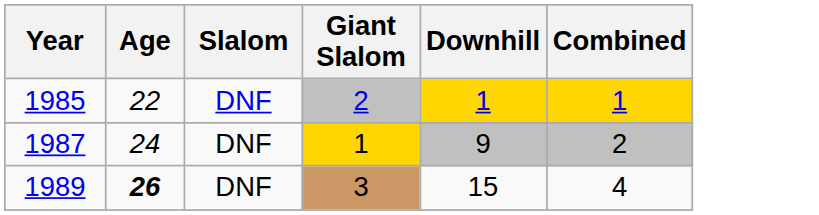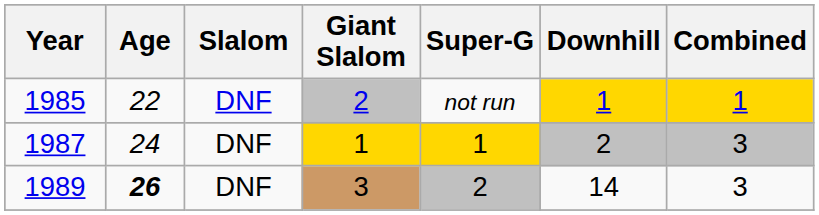+ column: (480, 41)
(483, 143) 9 -> (604, 143) 2
(620, 143) 2 -> (740, 143) 3
(483, 187) 15 -> (604, 187) 14
(620, 187) 4 -> (740, 187) 3
